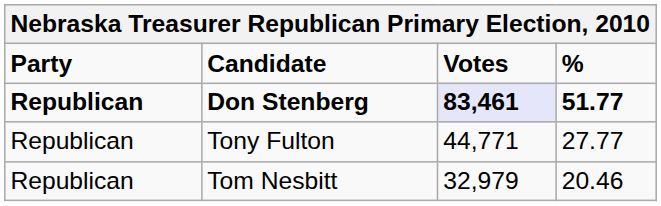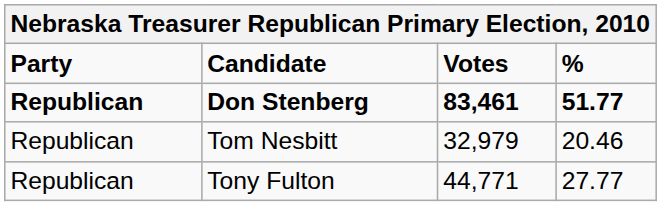(481, 102) lavender background -> (481, 102) no background
rows swapped: (271, 141) <-> (272, 180)
